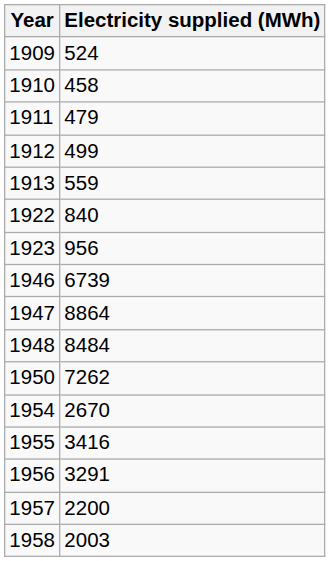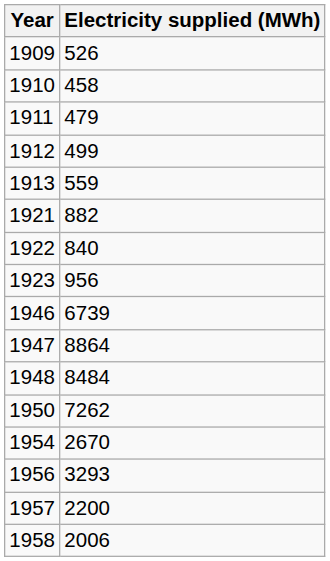(81, 53) 524 -> (81, 53) 526
+ row: (32, 215)
- row: (32, 442)
(87, 475) 3291 -> (87, 475) 3293
(87, 540) 2003 -> (87, 540) 2006
